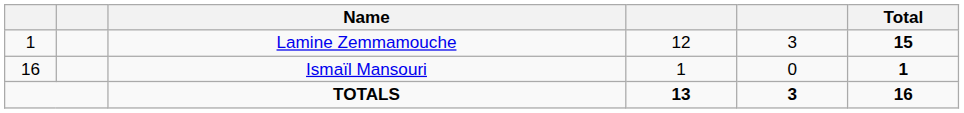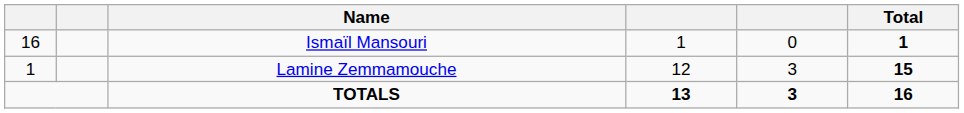rows swapped: (366, 42) <-> (366, 68)
